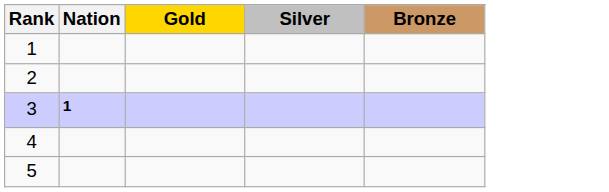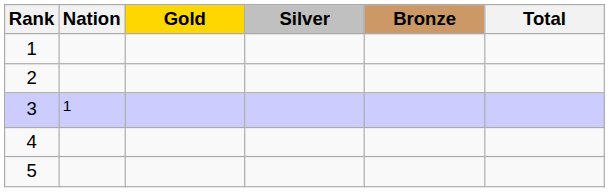+ column: (545, 19)
(67, 110) bold -> (67, 106) normal
